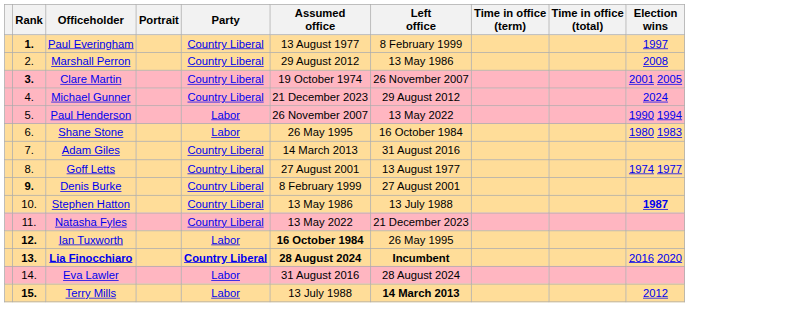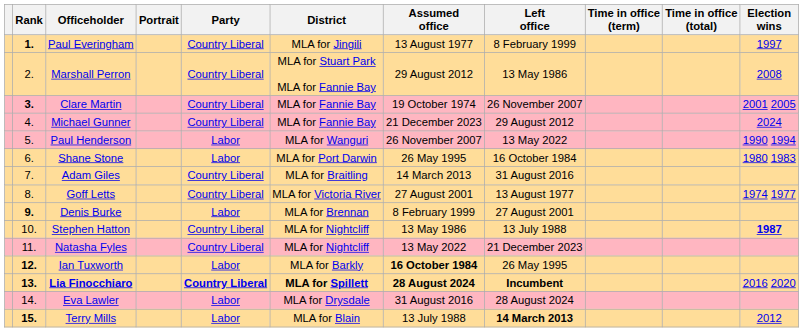+ column: (327, 20)
(226, 186) Country Liberal -> (226, 211) Labor
